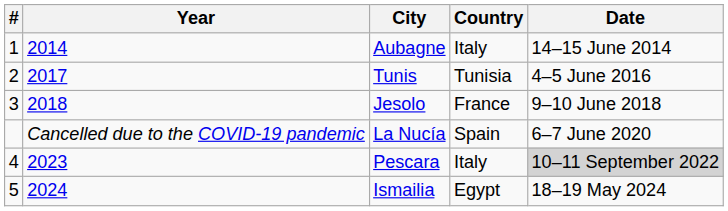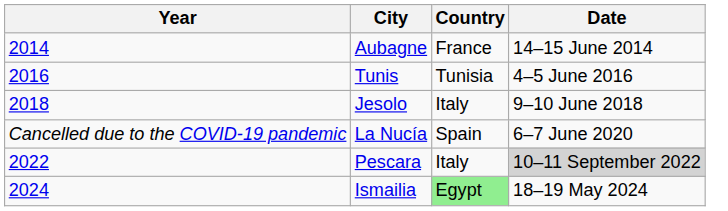- column: (14, 18)
(470, 47) Italy -> (464, 47) France
(47, 76) 2017 -> (29, 76) 2016
(482, 104) France -> (452, 104) Italy
(47, 162) 2023 -> (29, 162) 2022
(477, 190) no background -> (459, 190) lightgreen background
